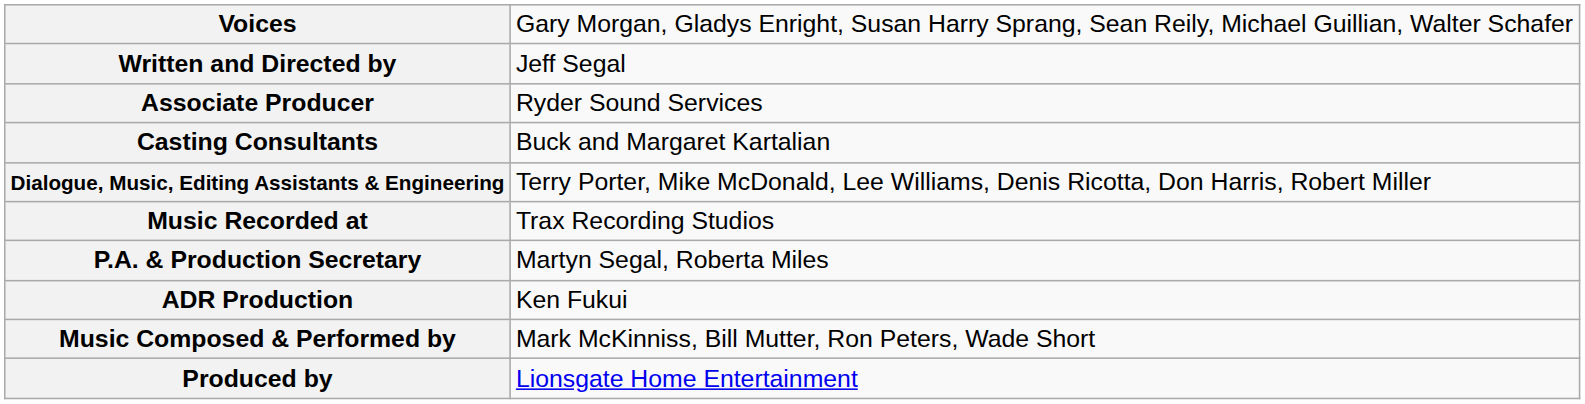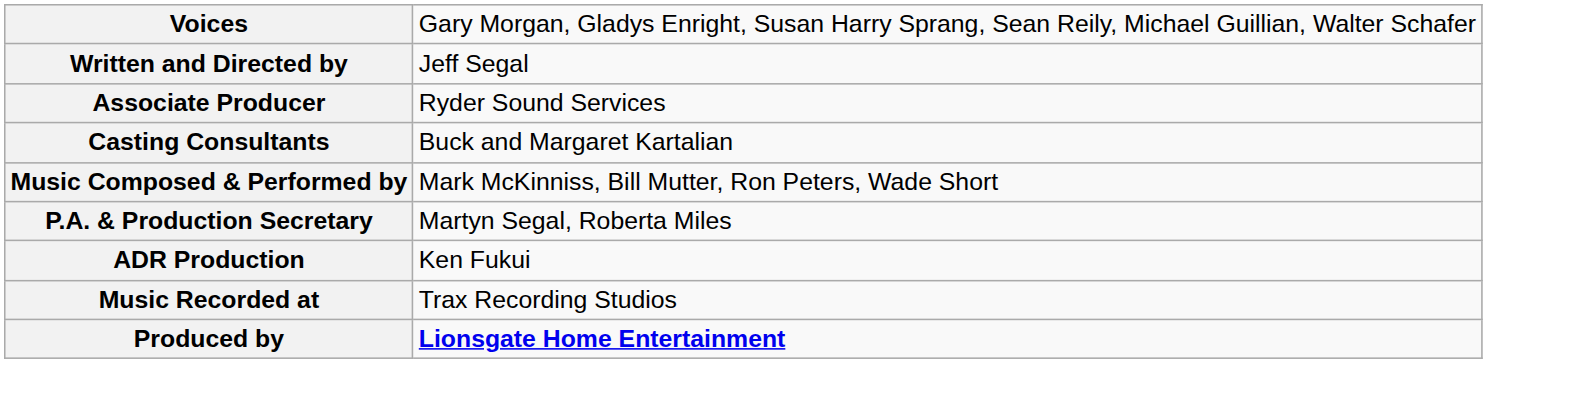- row: (257, 183)
rows swapped: (257, 338) <-> (257, 220)
(687, 378) normal -> (602, 338) bold
